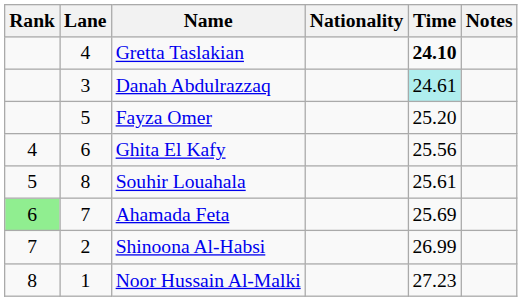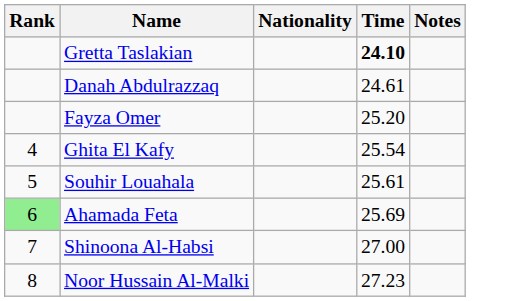- column: (85, 20)
(435, 85) paleturquoise background -> (383, 85) no background
(435, 150) 25.56 -> (383, 150) 25.54
(435, 247) 26.99 -> (383, 247) 27.00
